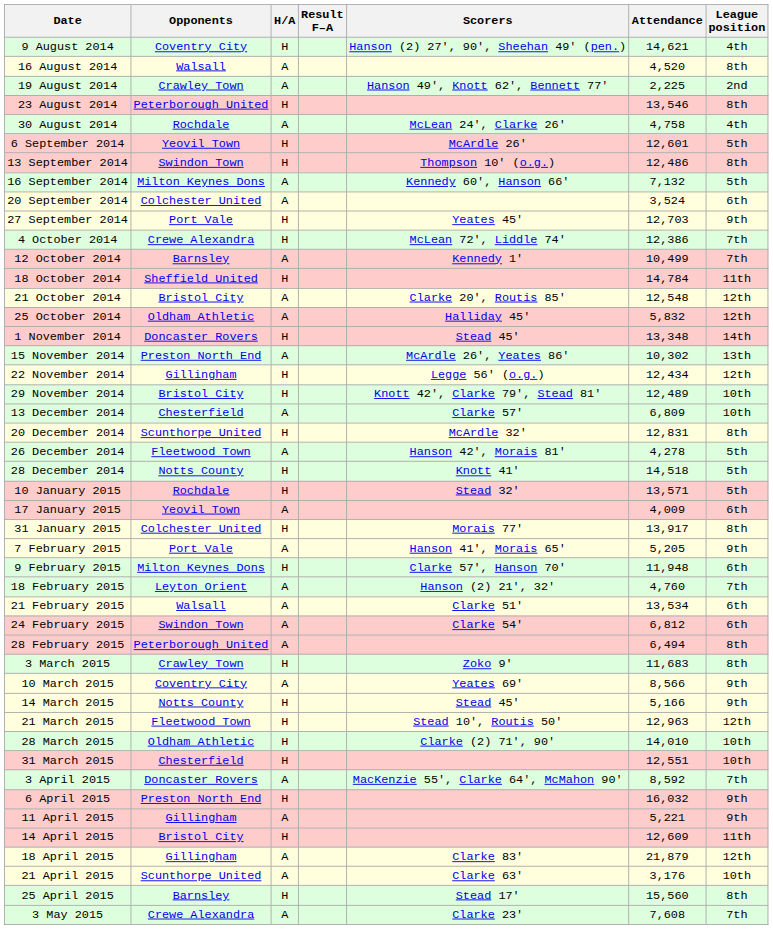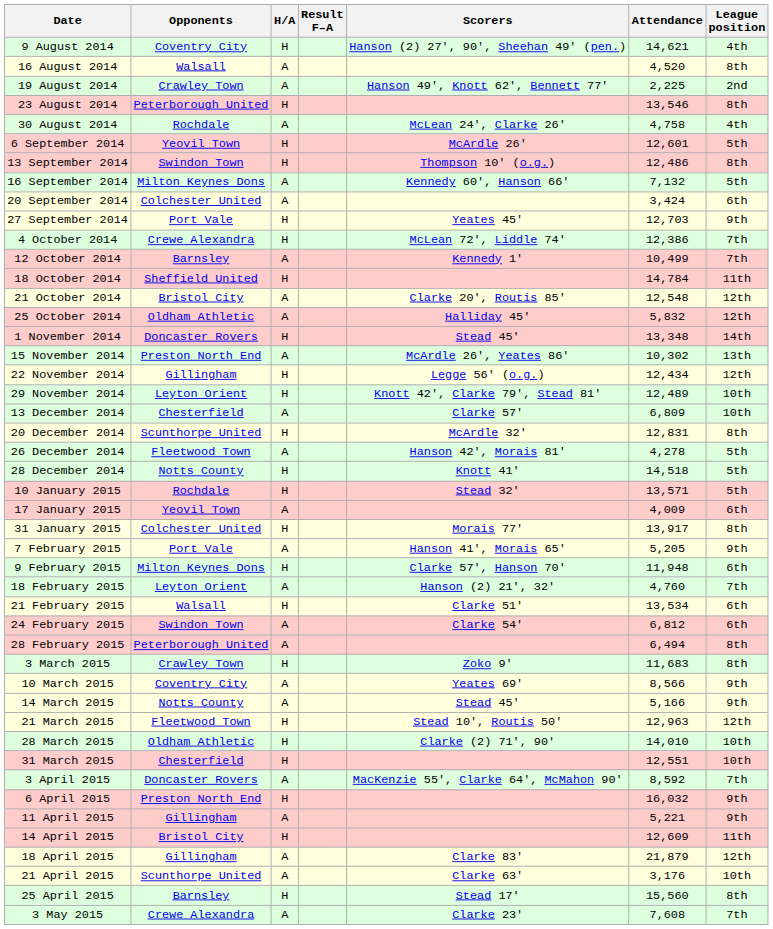(667, 201) 3,524 -> (667, 201) 3,424
(201, 394) Bristol City -> (201, 394) Leyton Orient
(285, 606) A -> (285, 606) H
(285, 703) H -> (285, 703) A
